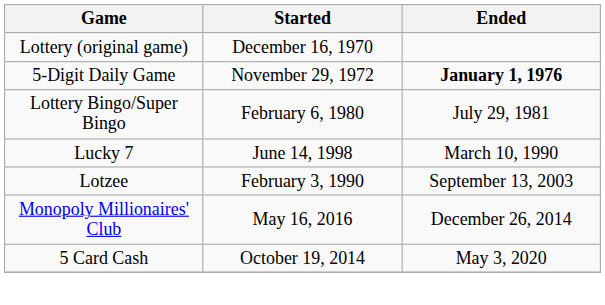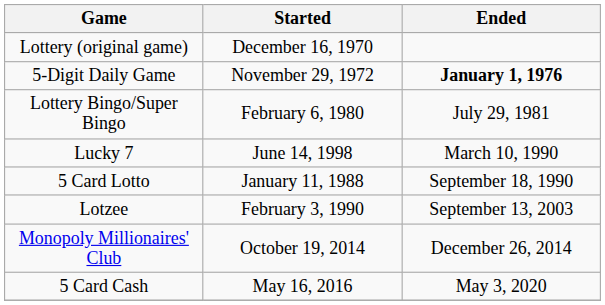+ row: (104, 180)
(303, 219) May 16, 2016 -> (303, 247) October 19, 2014
(303, 257) October 19, 2014 -> (303, 286) May 16, 2016
